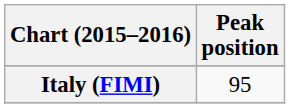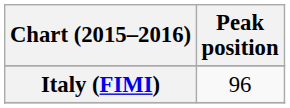(240, 84) 95 -> (240, 84) 96
